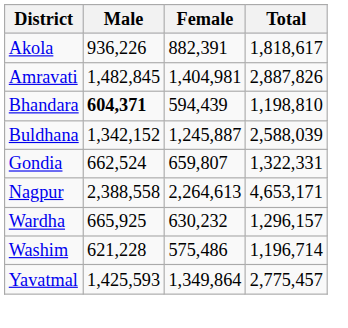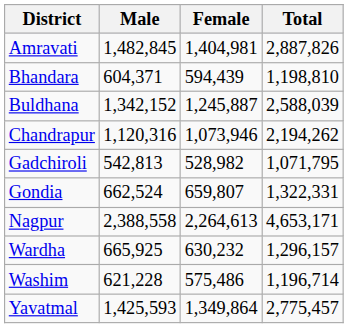- row: (31, 47)
(117, 105) bold -> (133, 76) normal
+ row: (52, 134)
+ row: (48, 163)
